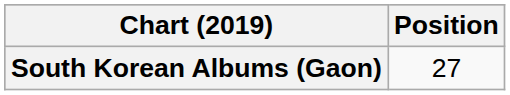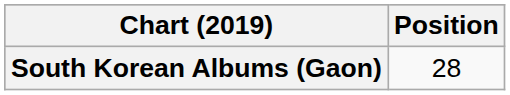(446, 67) 27 -> (446, 67) 28
